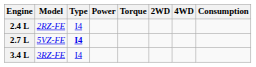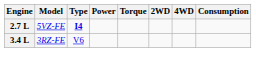- row: (20, 26)
(78, 55) I4 -> (78, 41) V6
